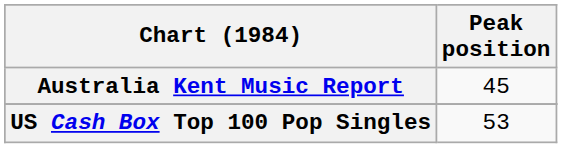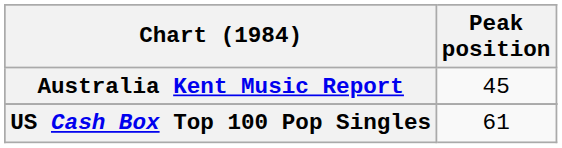(496, 123) 53 -> (496, 123) 61
